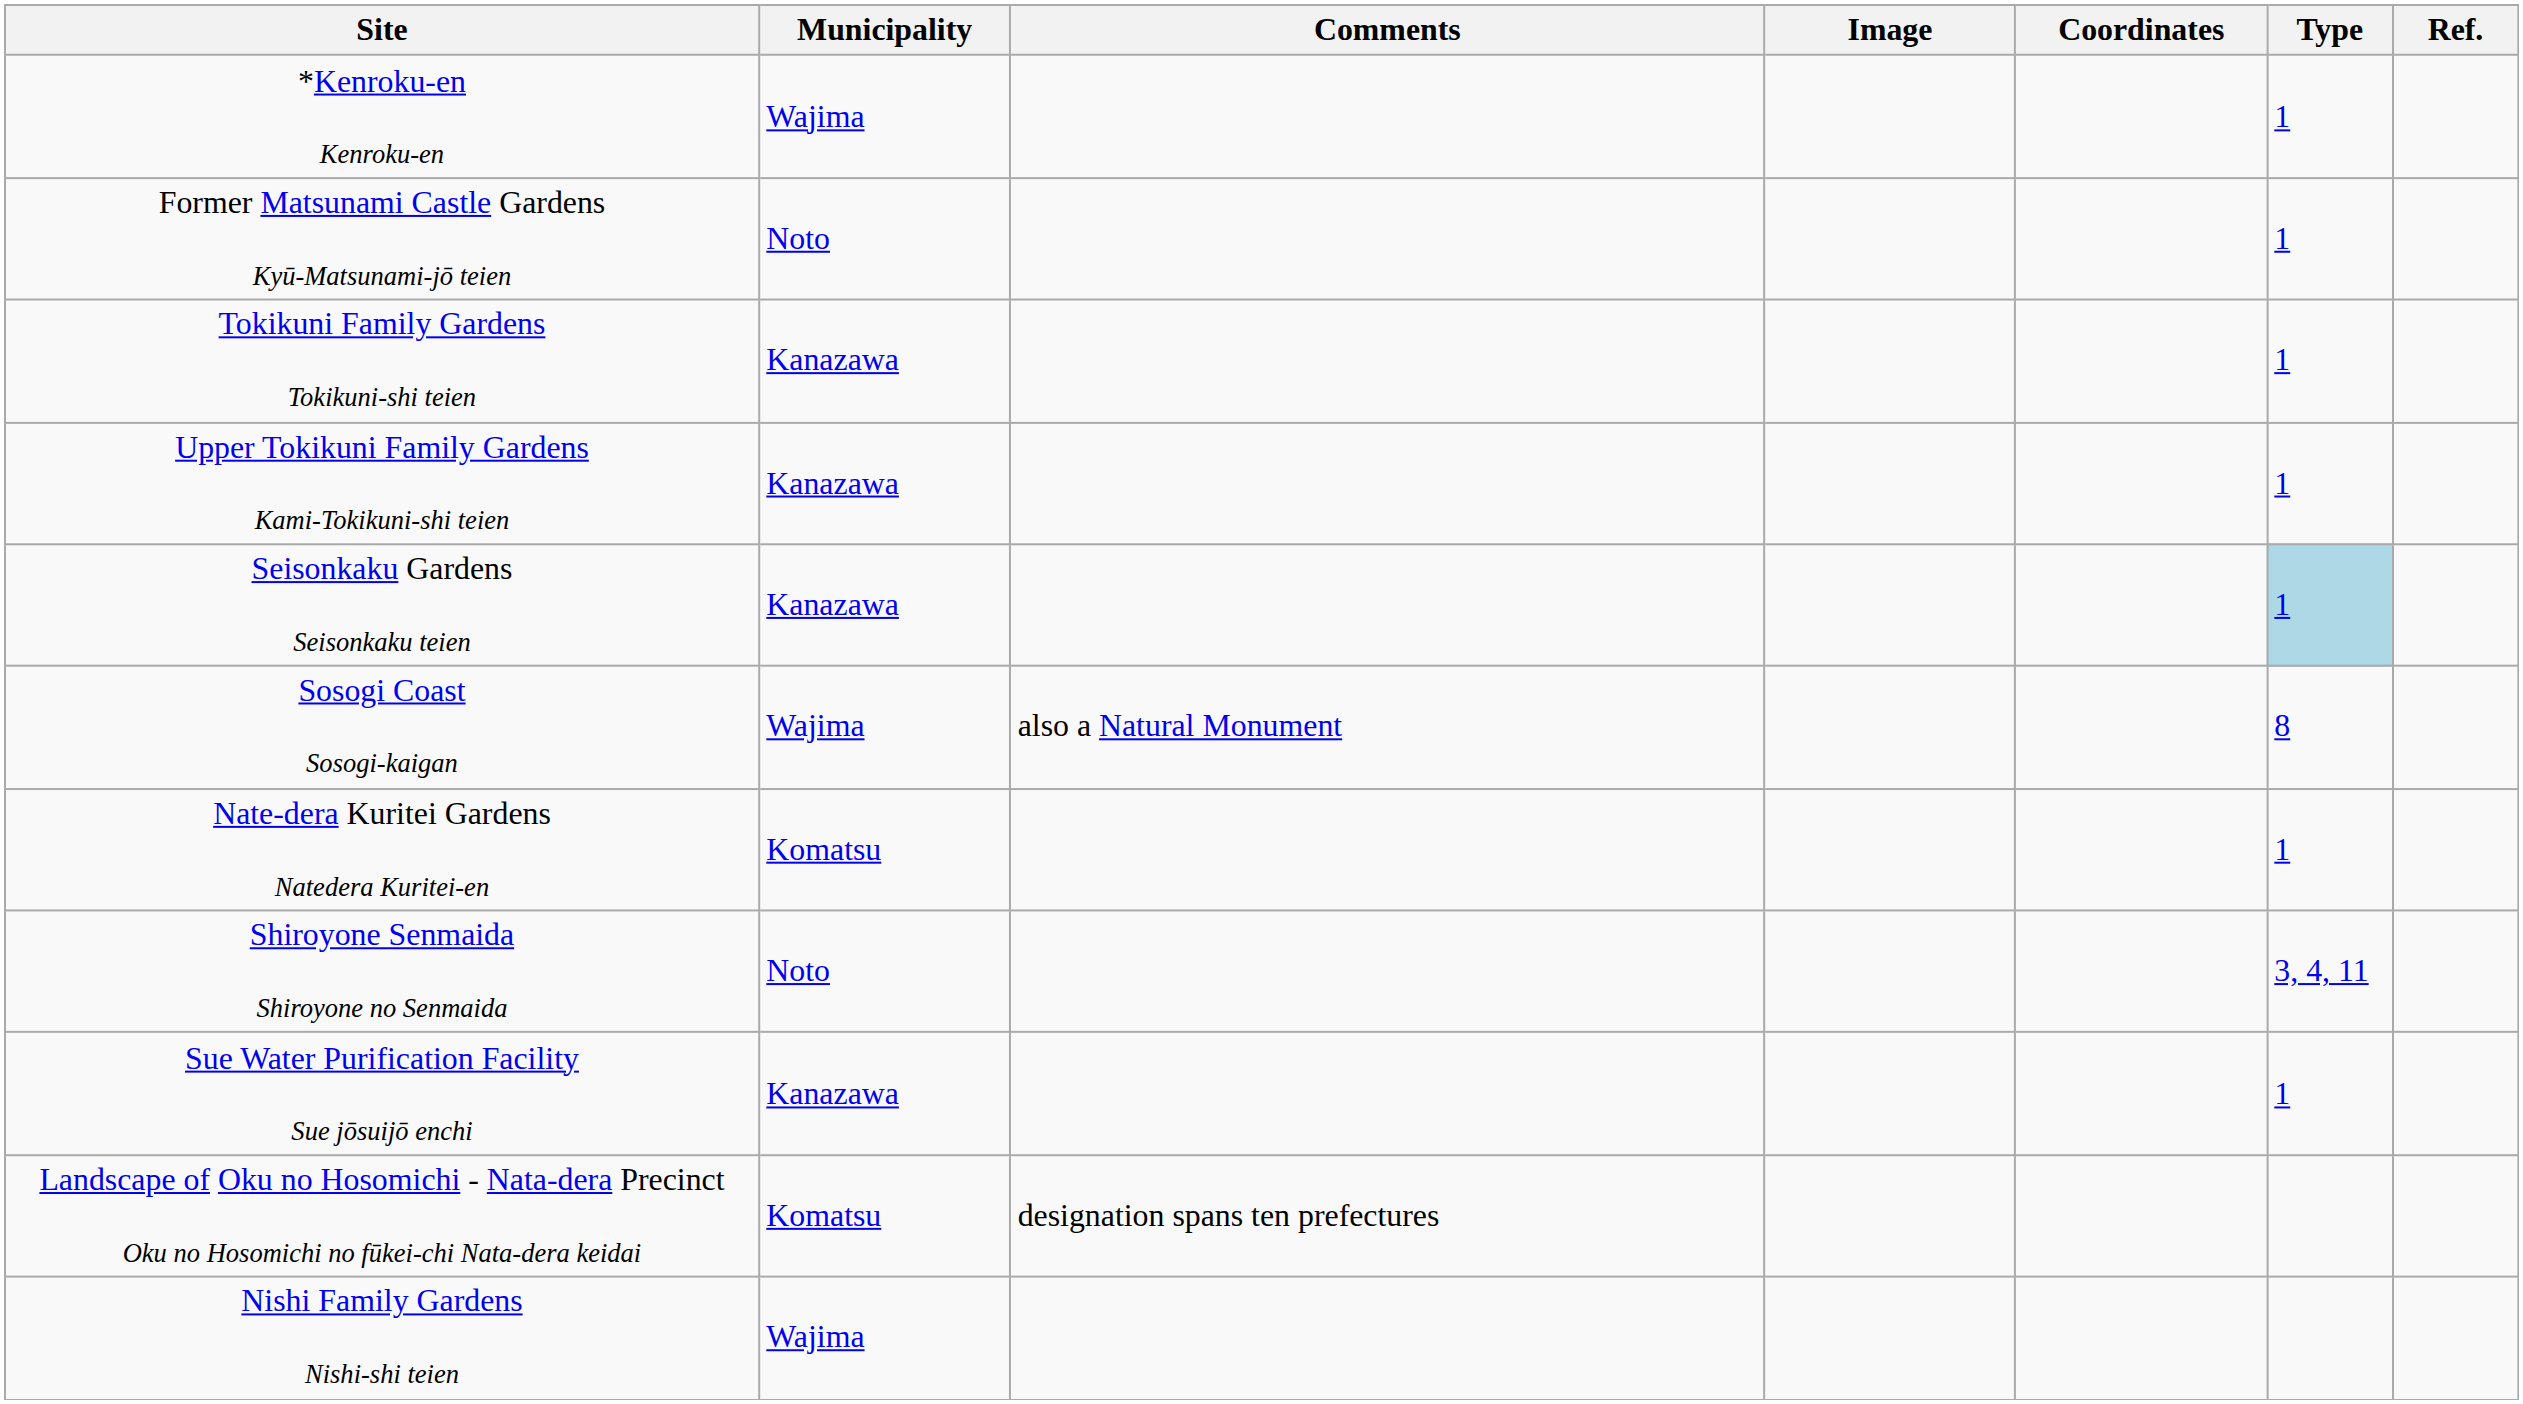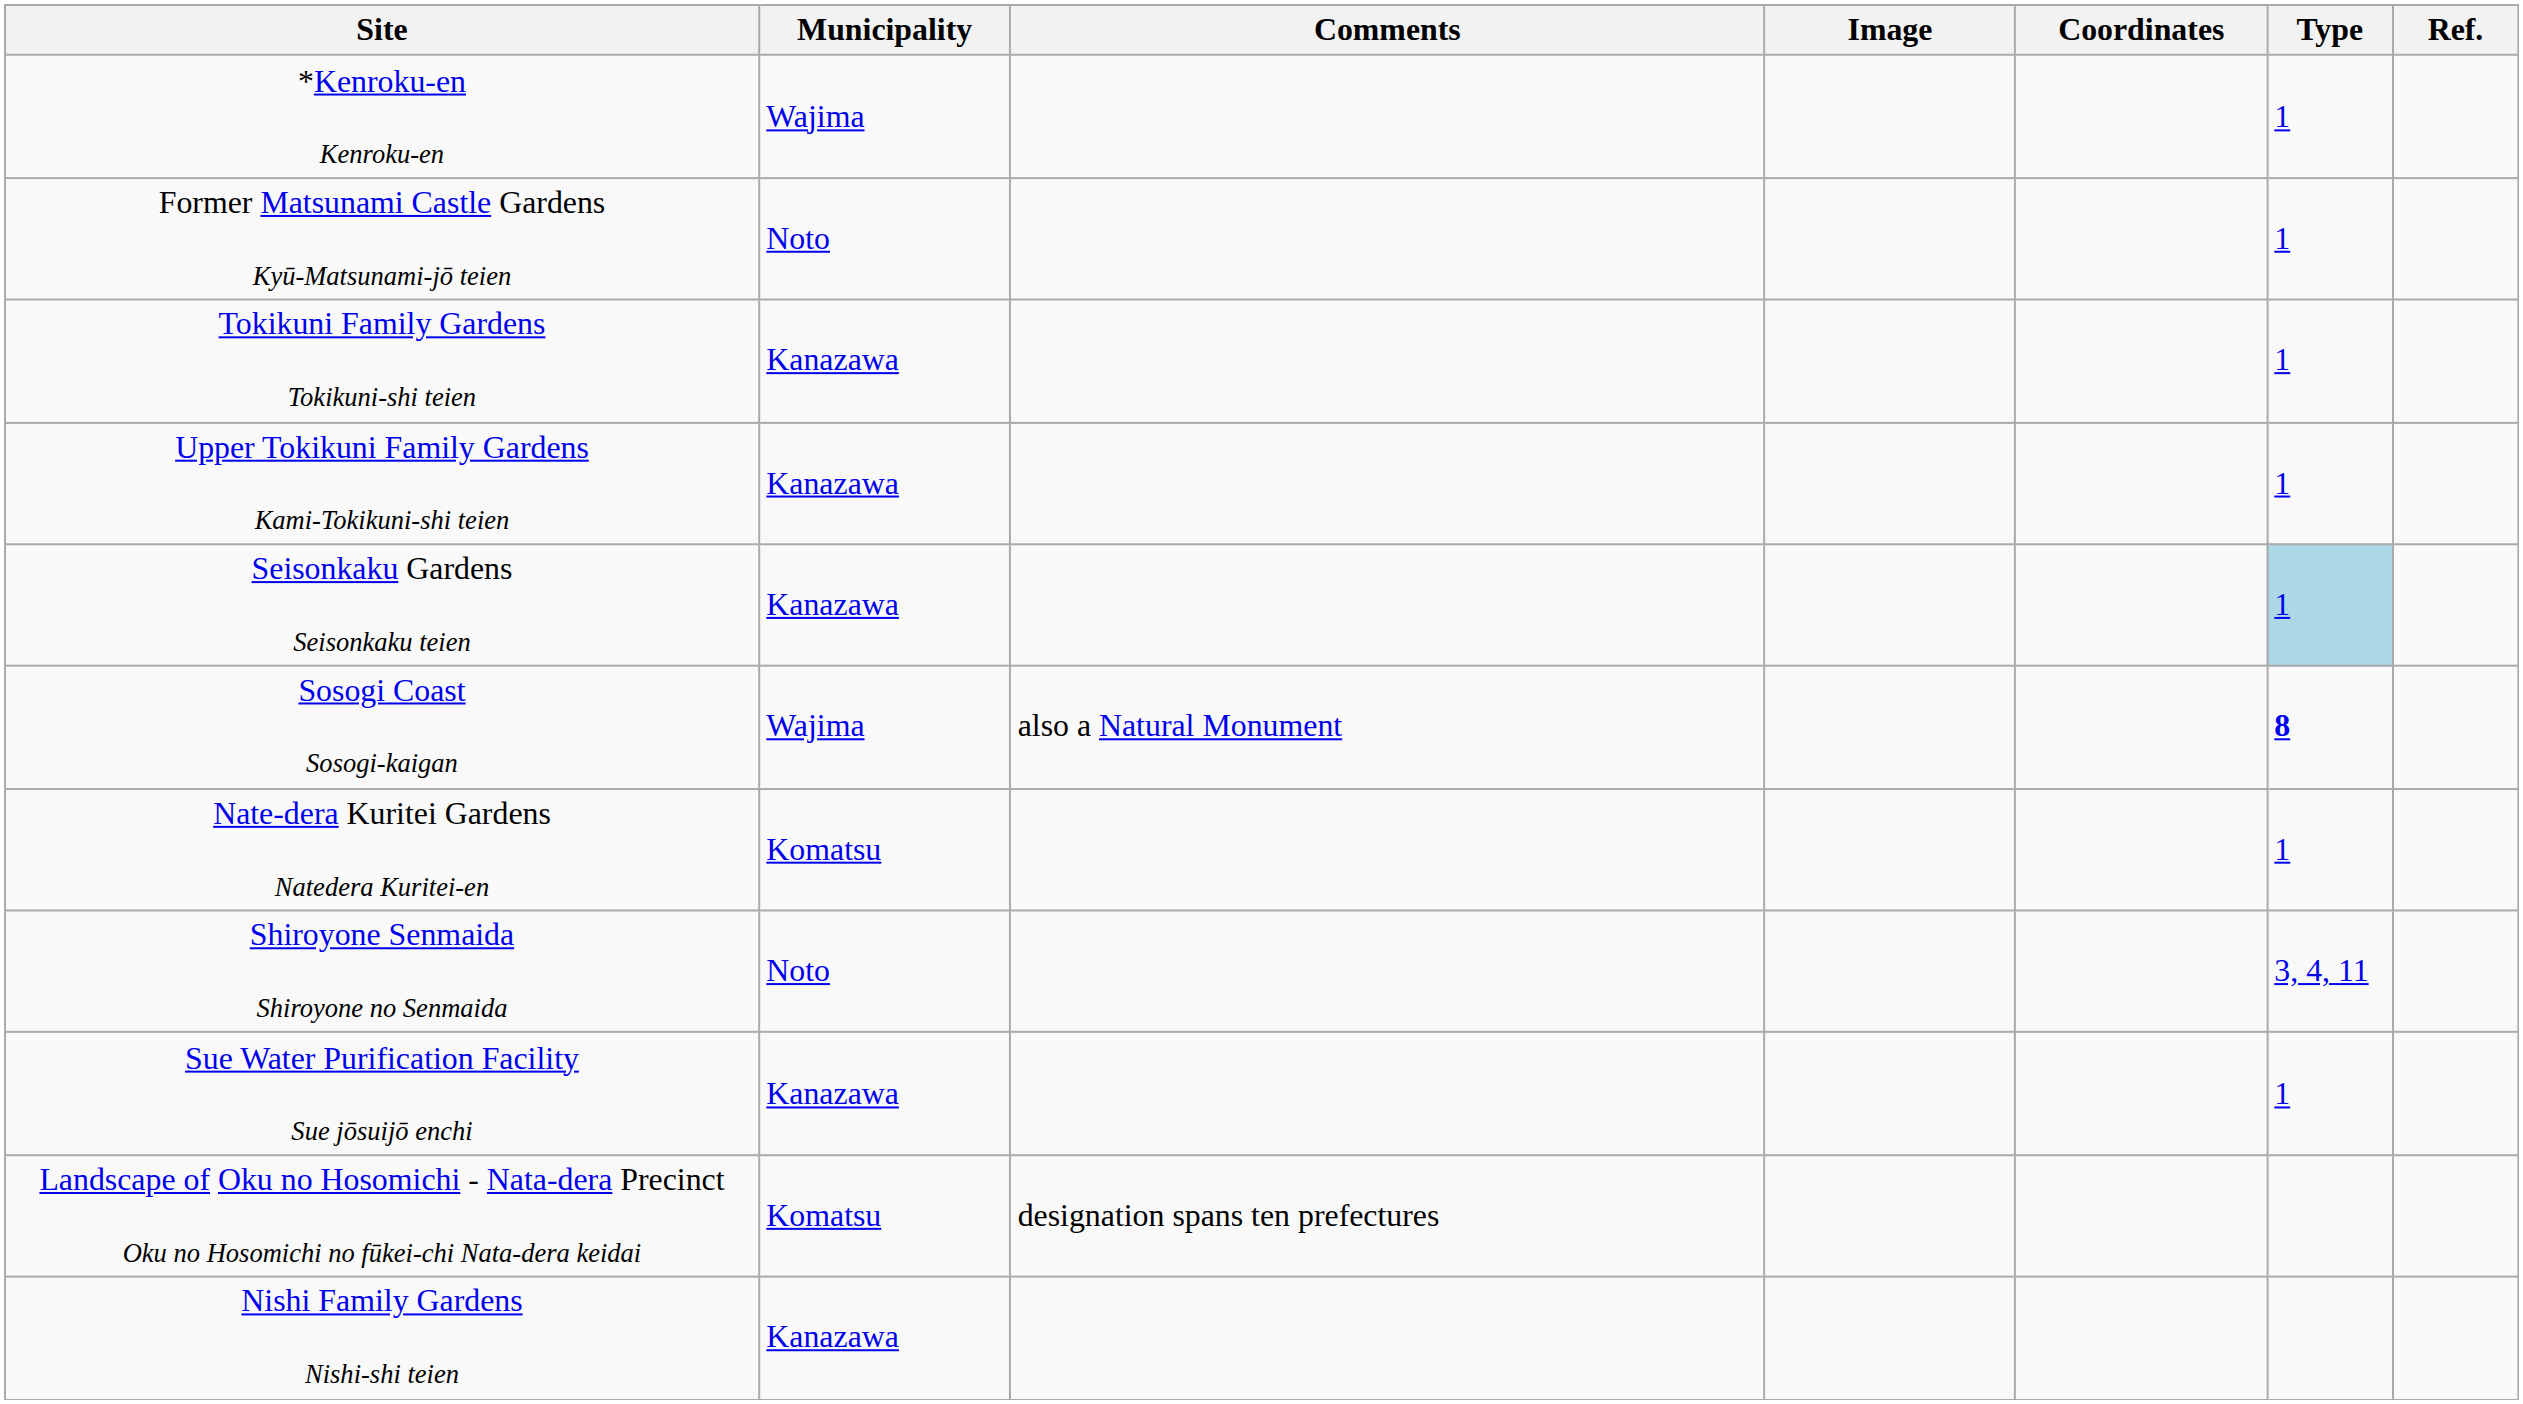(2282, 726) normal -> (2282, 726) bold
(815, 1337) Wajima -> (833, 1337) Kanazawa
